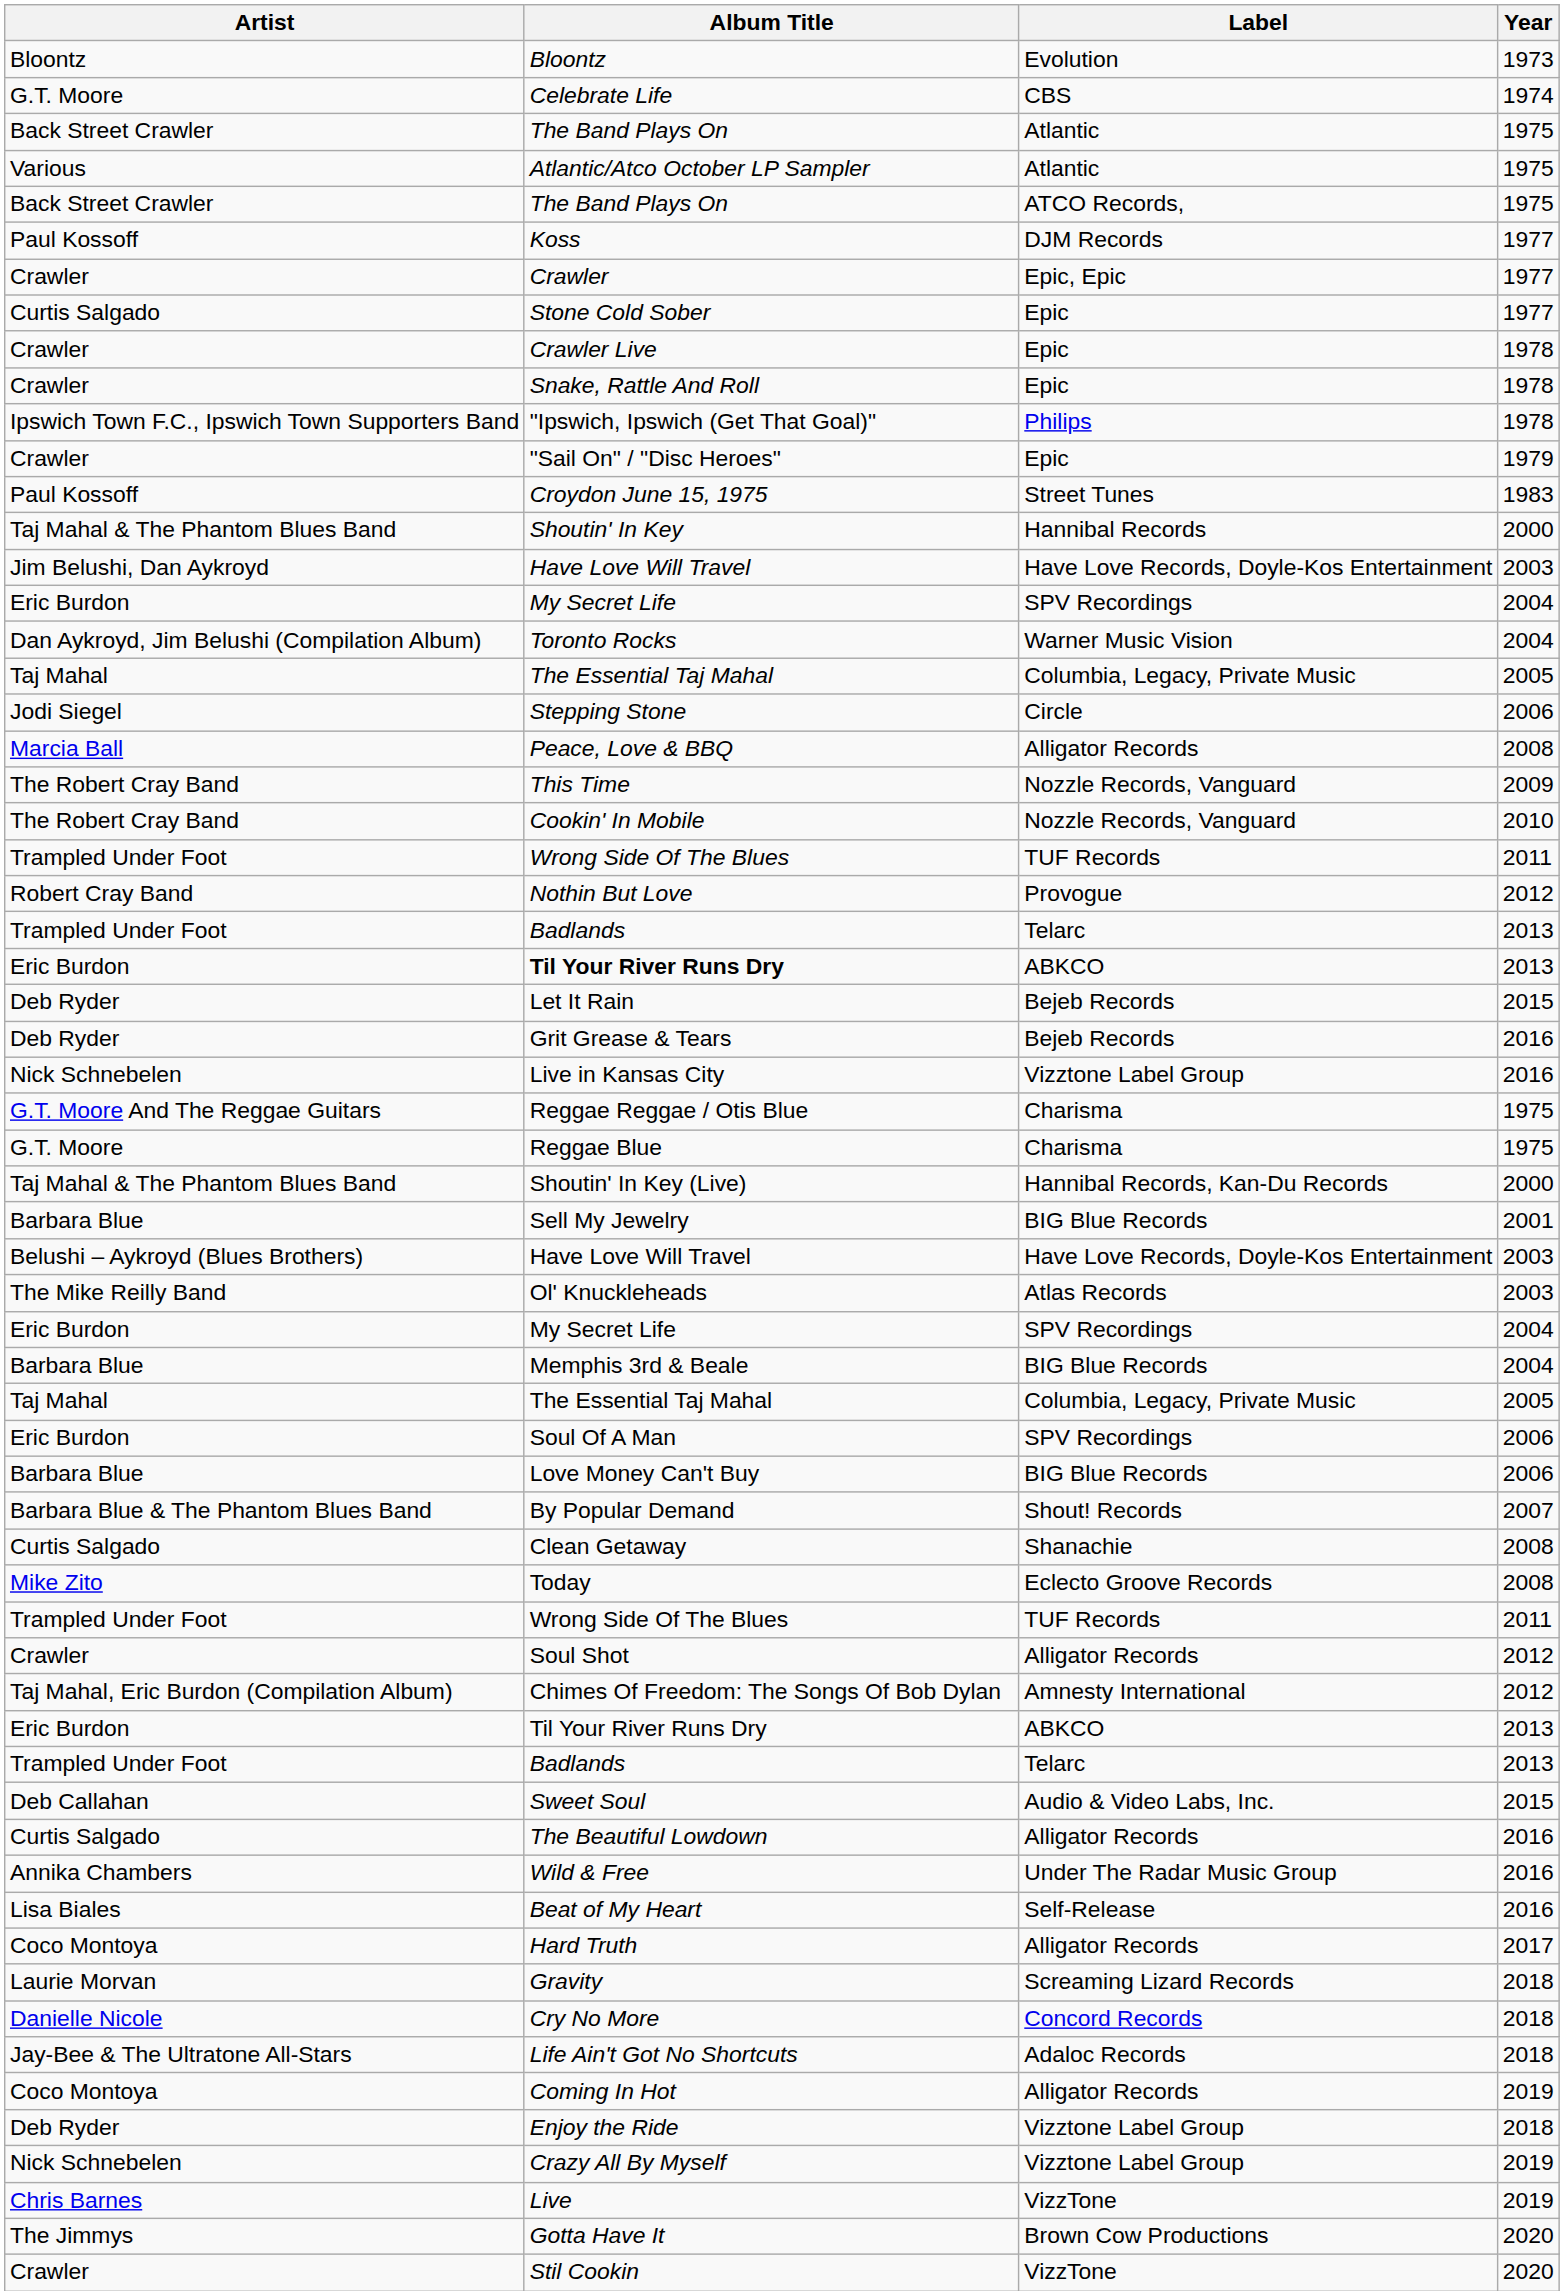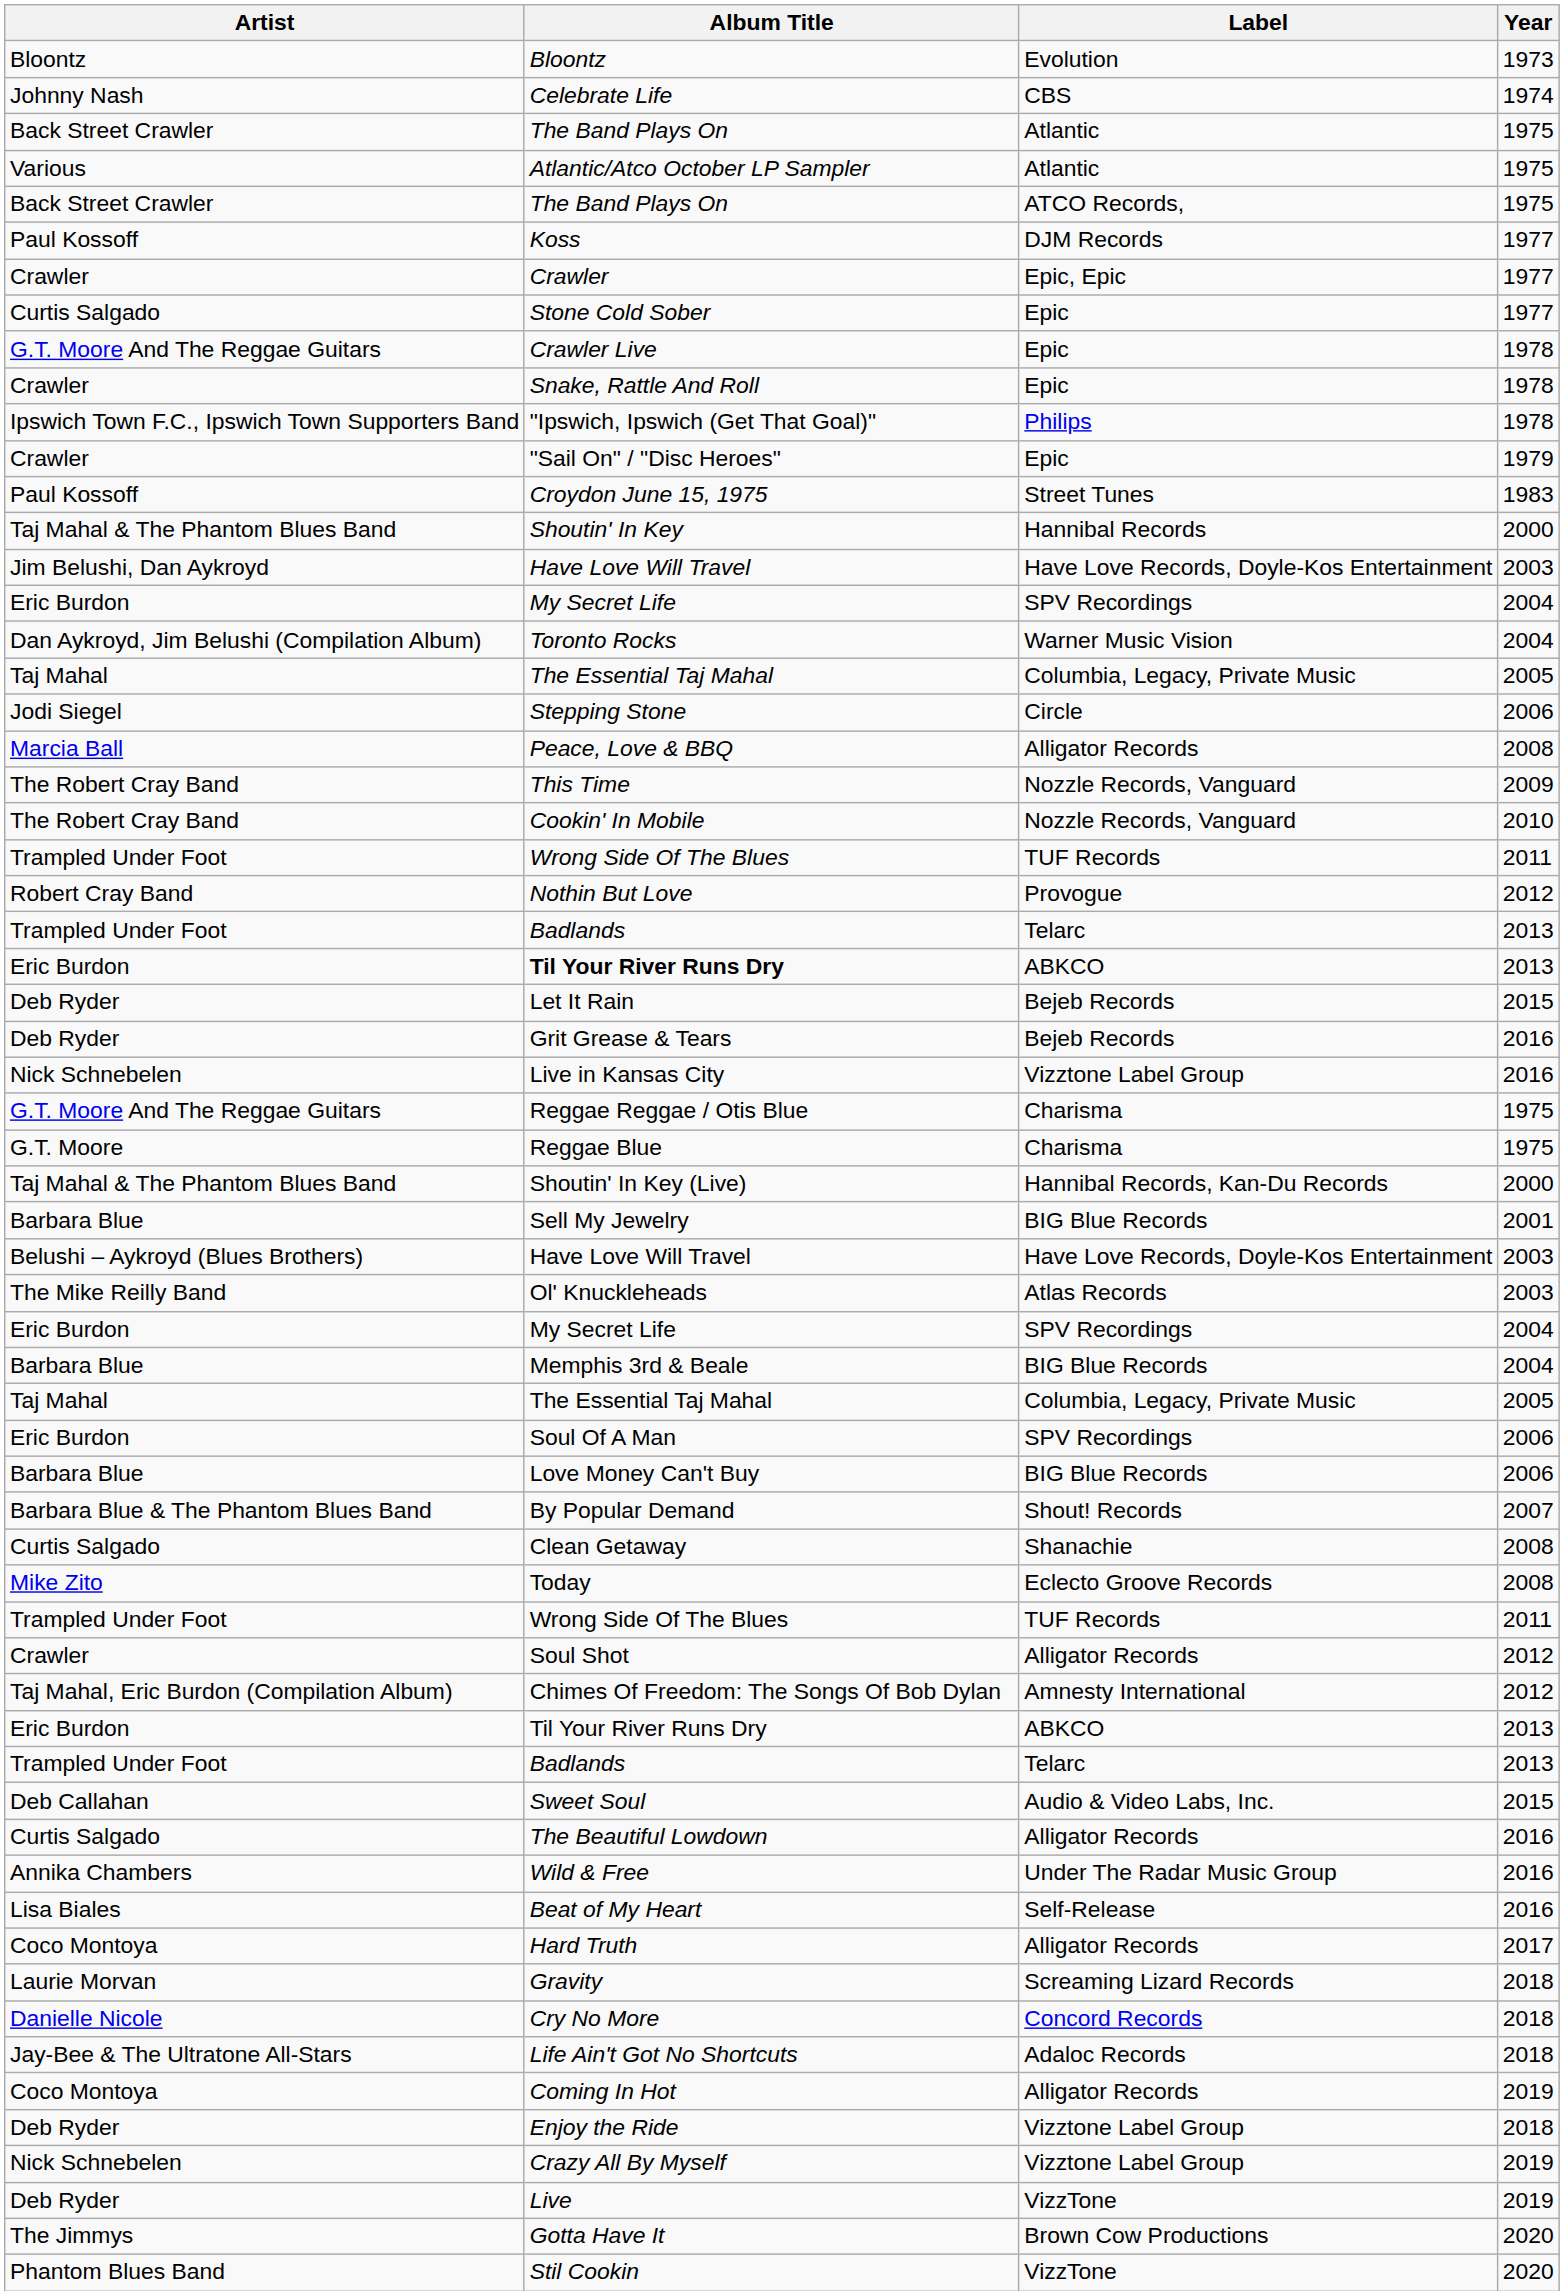(67, 95) G.T. Moore -> (77, 95) Johnny Nash
(49, 349) Crawler -> (195, 349) G.T. Moore And The Reggae Guitars
(76, 2199) Chris Barnes -> (65, 2199) Deb Ryder
(49, 2272) Crawler -> (117, 2272) Phantom Blues Band
